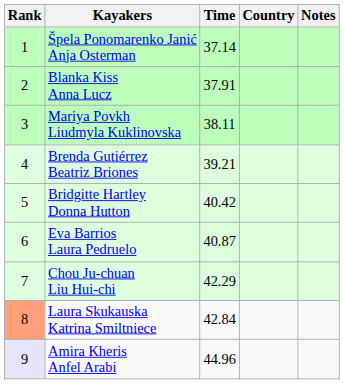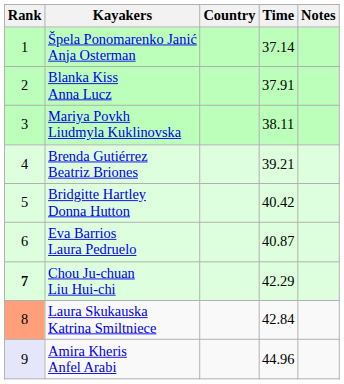columns swapped: (268, 15) <-> (220, 15)
(25, 281) normal -> (25, 281) bold
